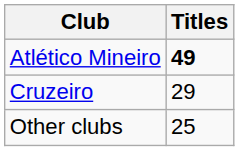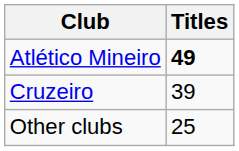(183, 92) 29 -> (183, 92) 39
